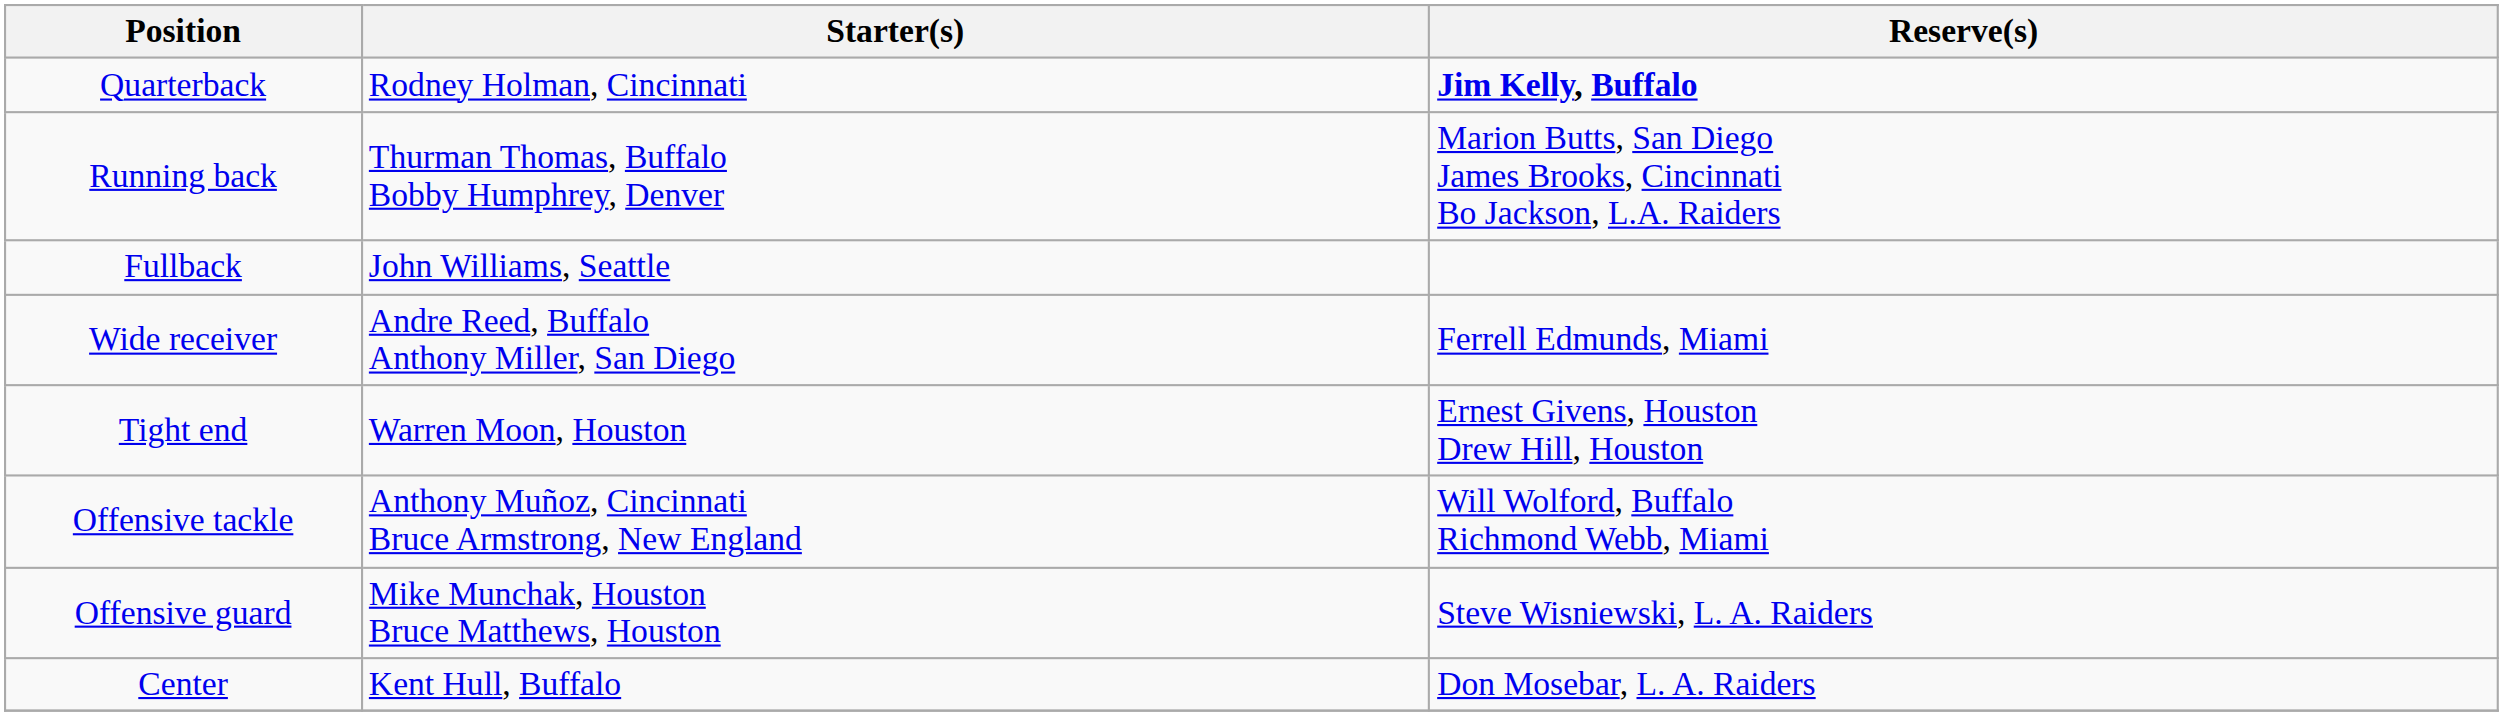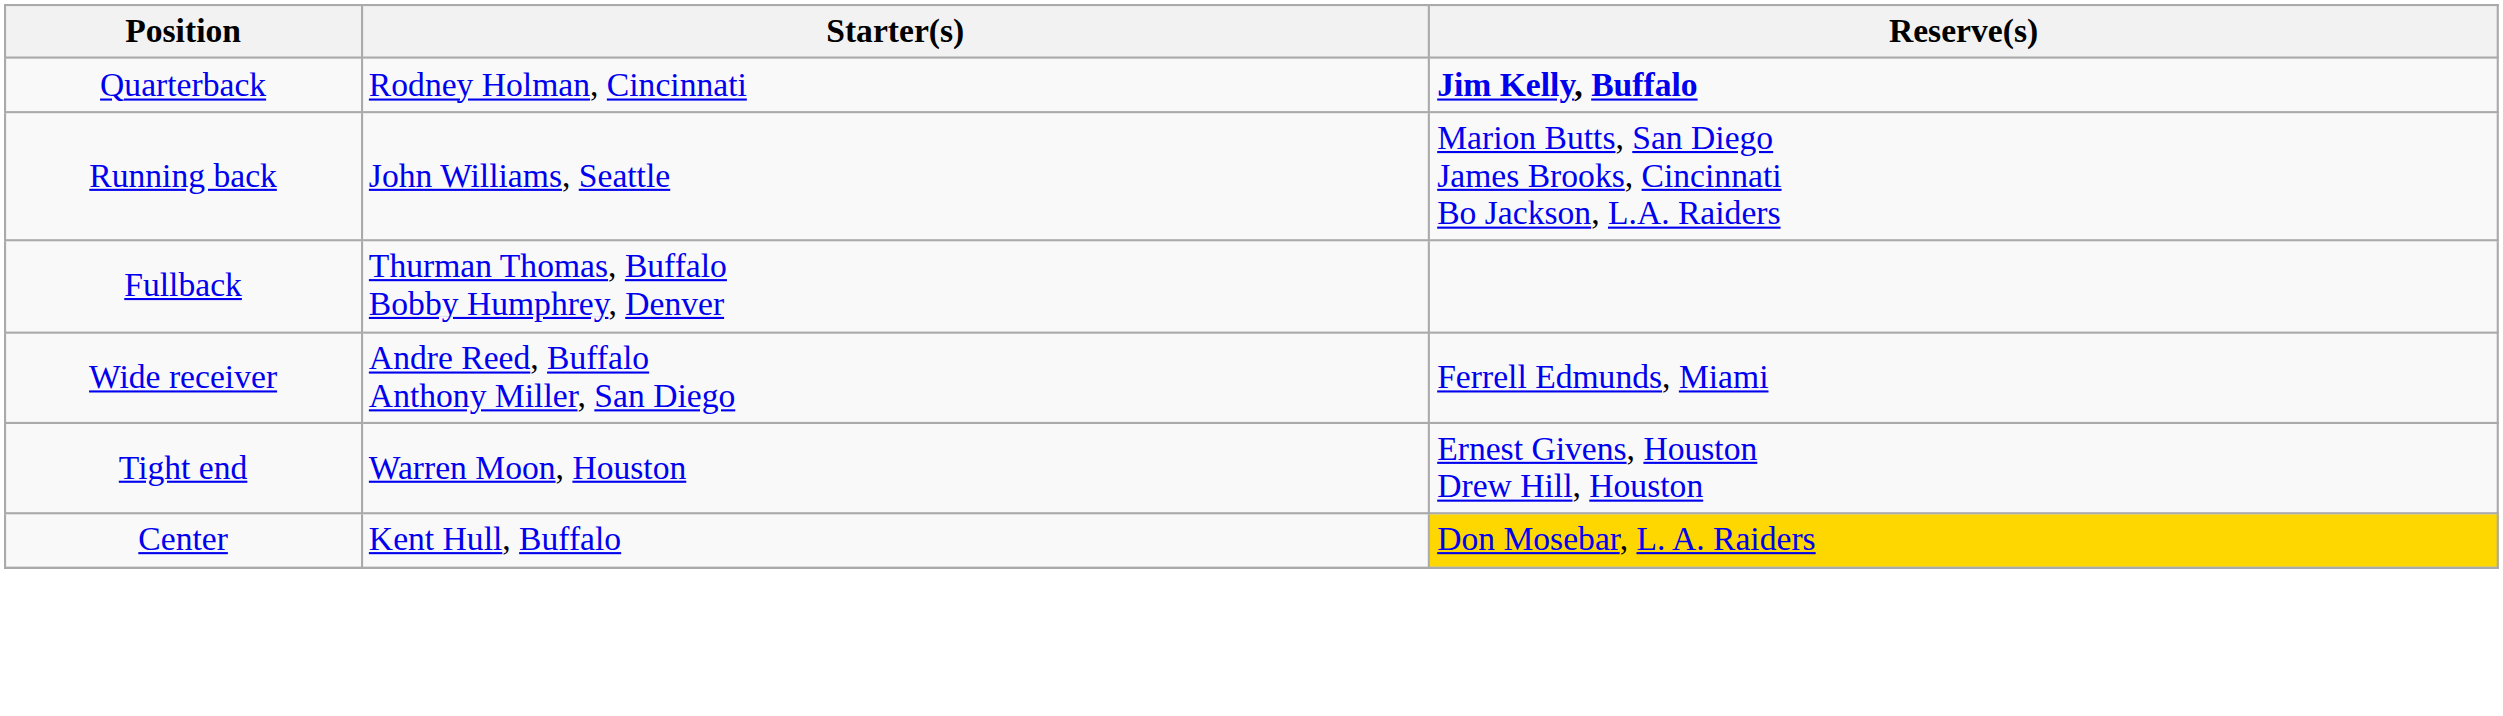(548, 175) Thurman Thomas, Buffalo Bobby Humphrey, Denver -> (520, 175) John Williams, Seattle
(520, 266) John Williams, Seattle -> (548, 285) Thurman Thomas, Buffalo Bobby Humphrey, Denver
- row: (183, 520)
- row: (183, 612)
(1626, 684) no background -> (1626, 539) gold background
